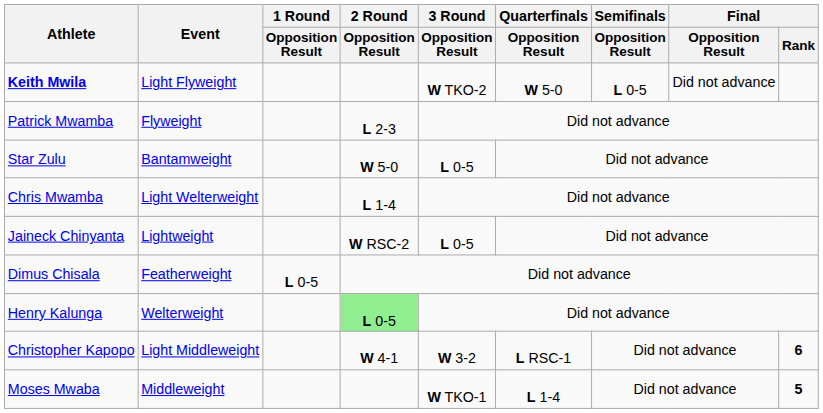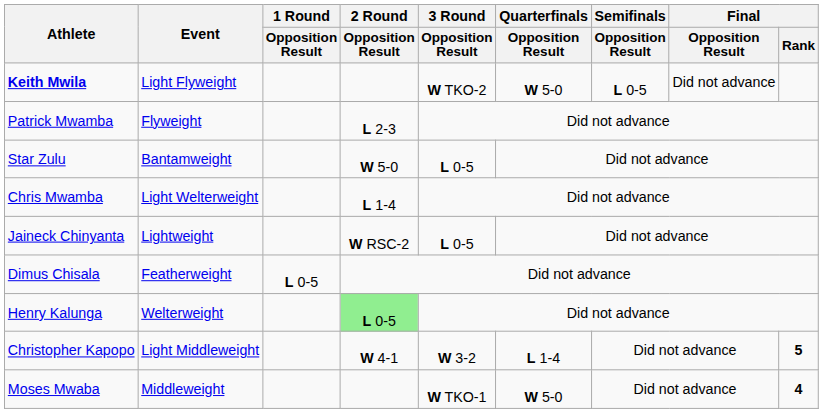(544, 359) L RSC-1 -> (544, 359) L 1-4
(799, 351) 6 -> (799, 351) 5
(544, 398) L 1-4 -> (544, 398) W 5-0
(799, 390) 5 -> (799, 390) 4
